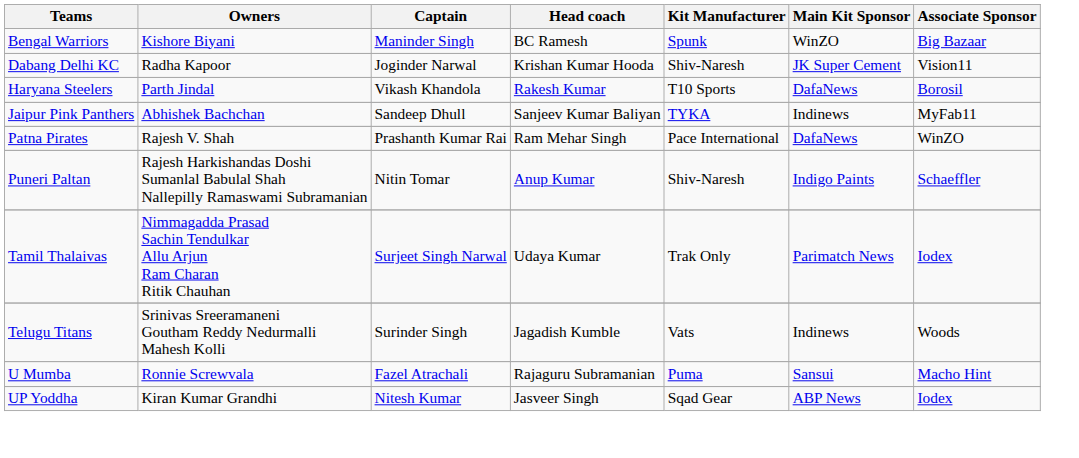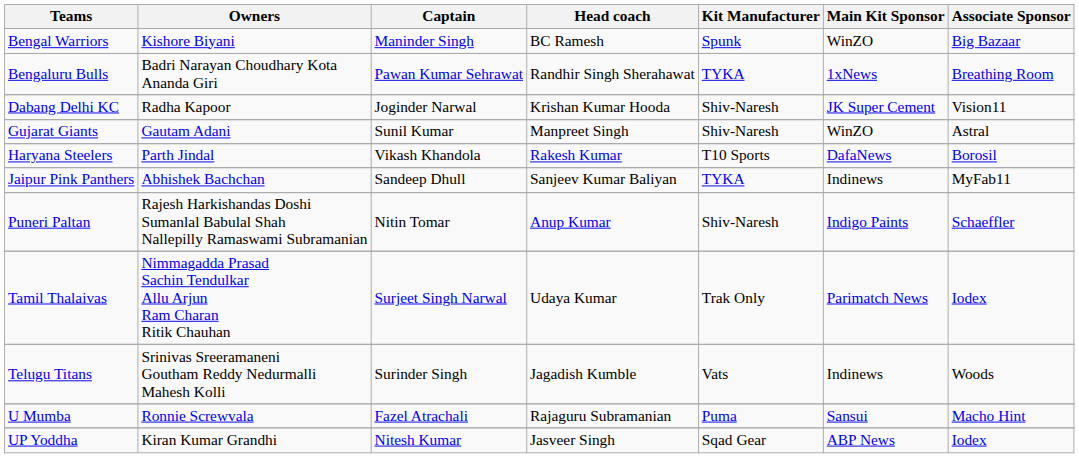+ row: (58, 74)
+ row: (53, 131)
- row: (48, 138)
